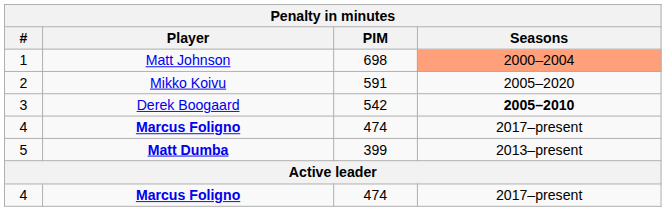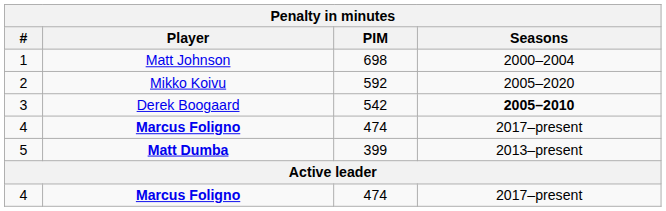(539, 61) lightsalmon background -> (539, 61) no background
(375, 83) 591 -> (375, 83) 592
